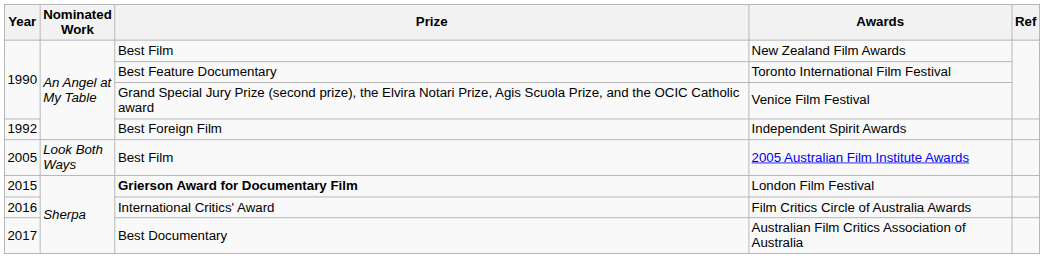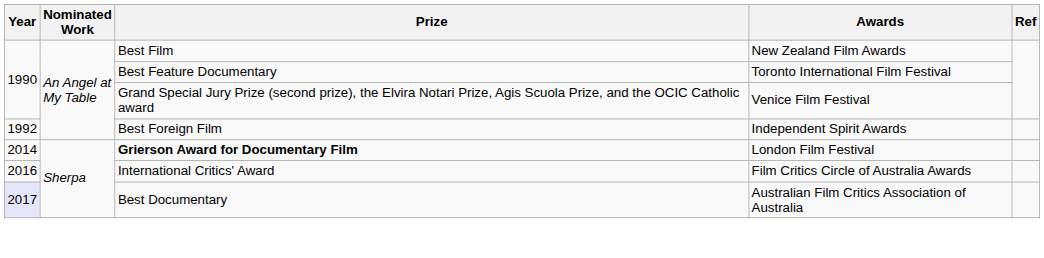- row: (860, 157)
(22, 186) 2015 -> (22, 150) 2014
(22, 235) no background -> (22, 199) lavender background
